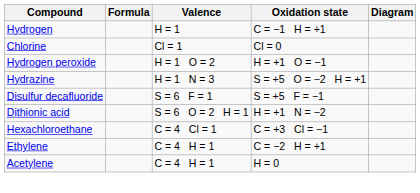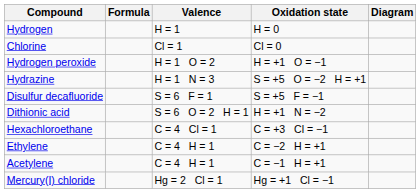(290, 29) C = −1 H = +1 -> (266, 29) H = 0
(266, 163) H = 0 -> (290, 163) C = −1 H = +1
+ row: (51, 180)
